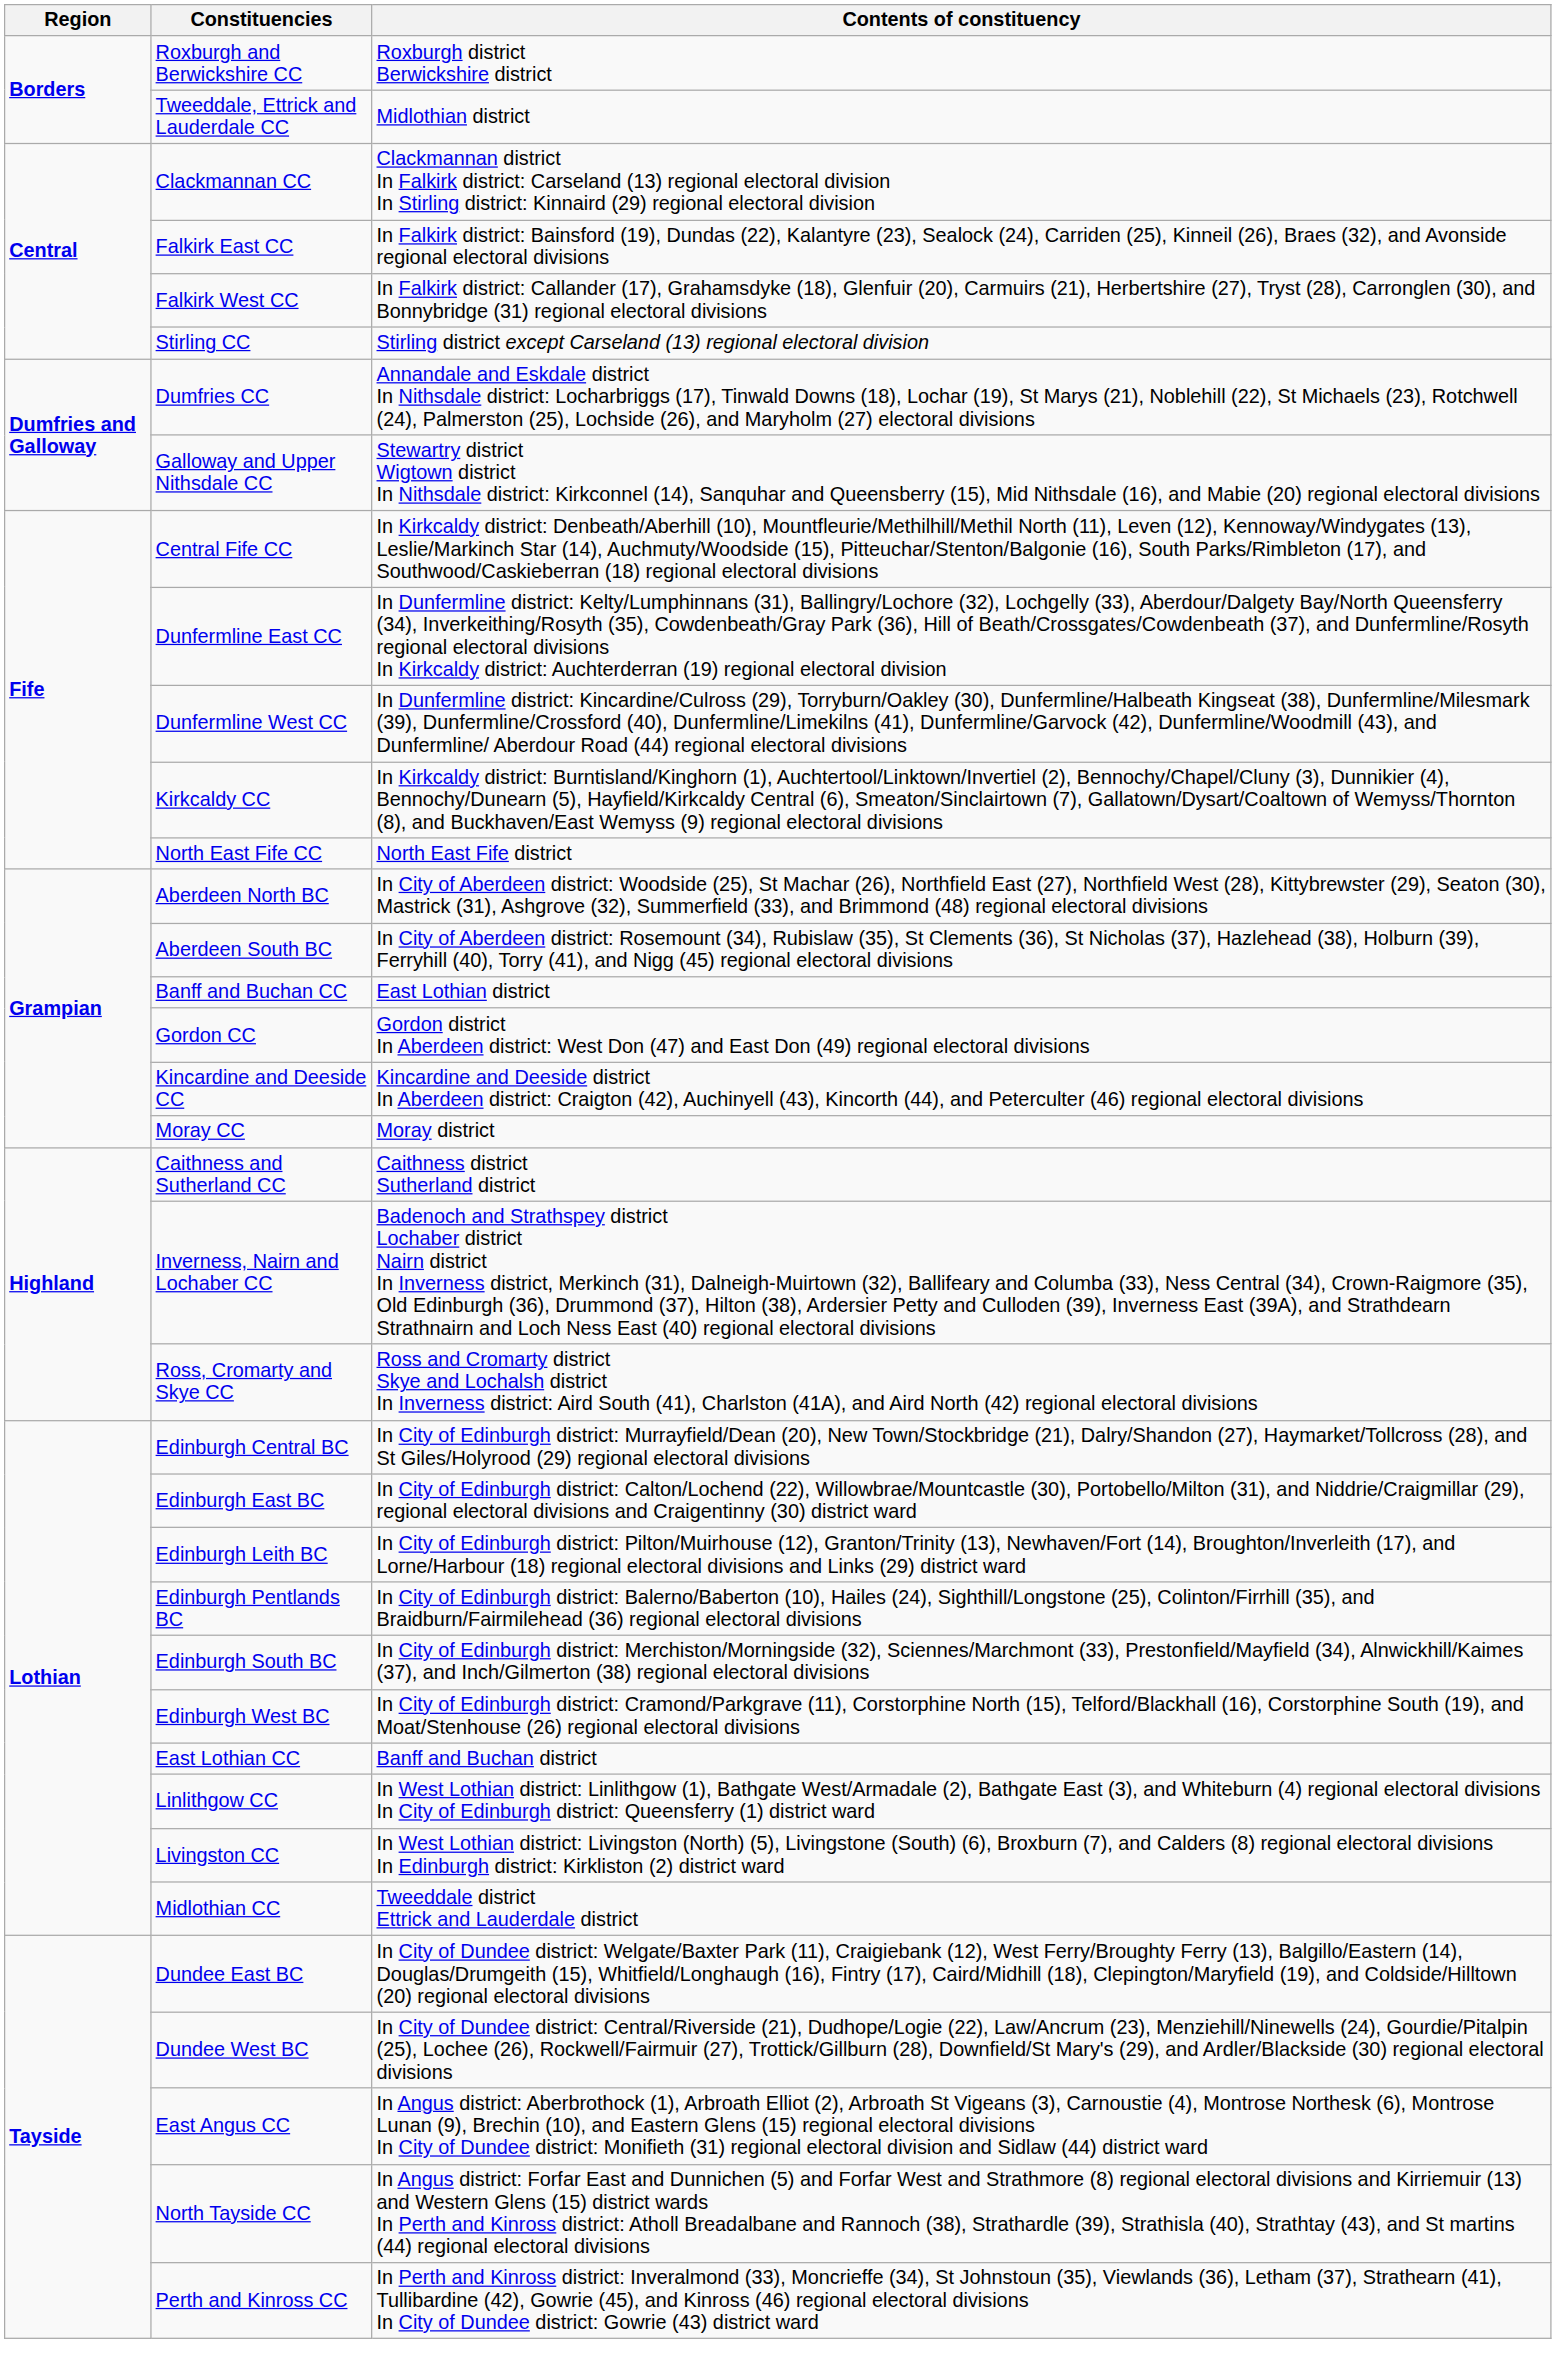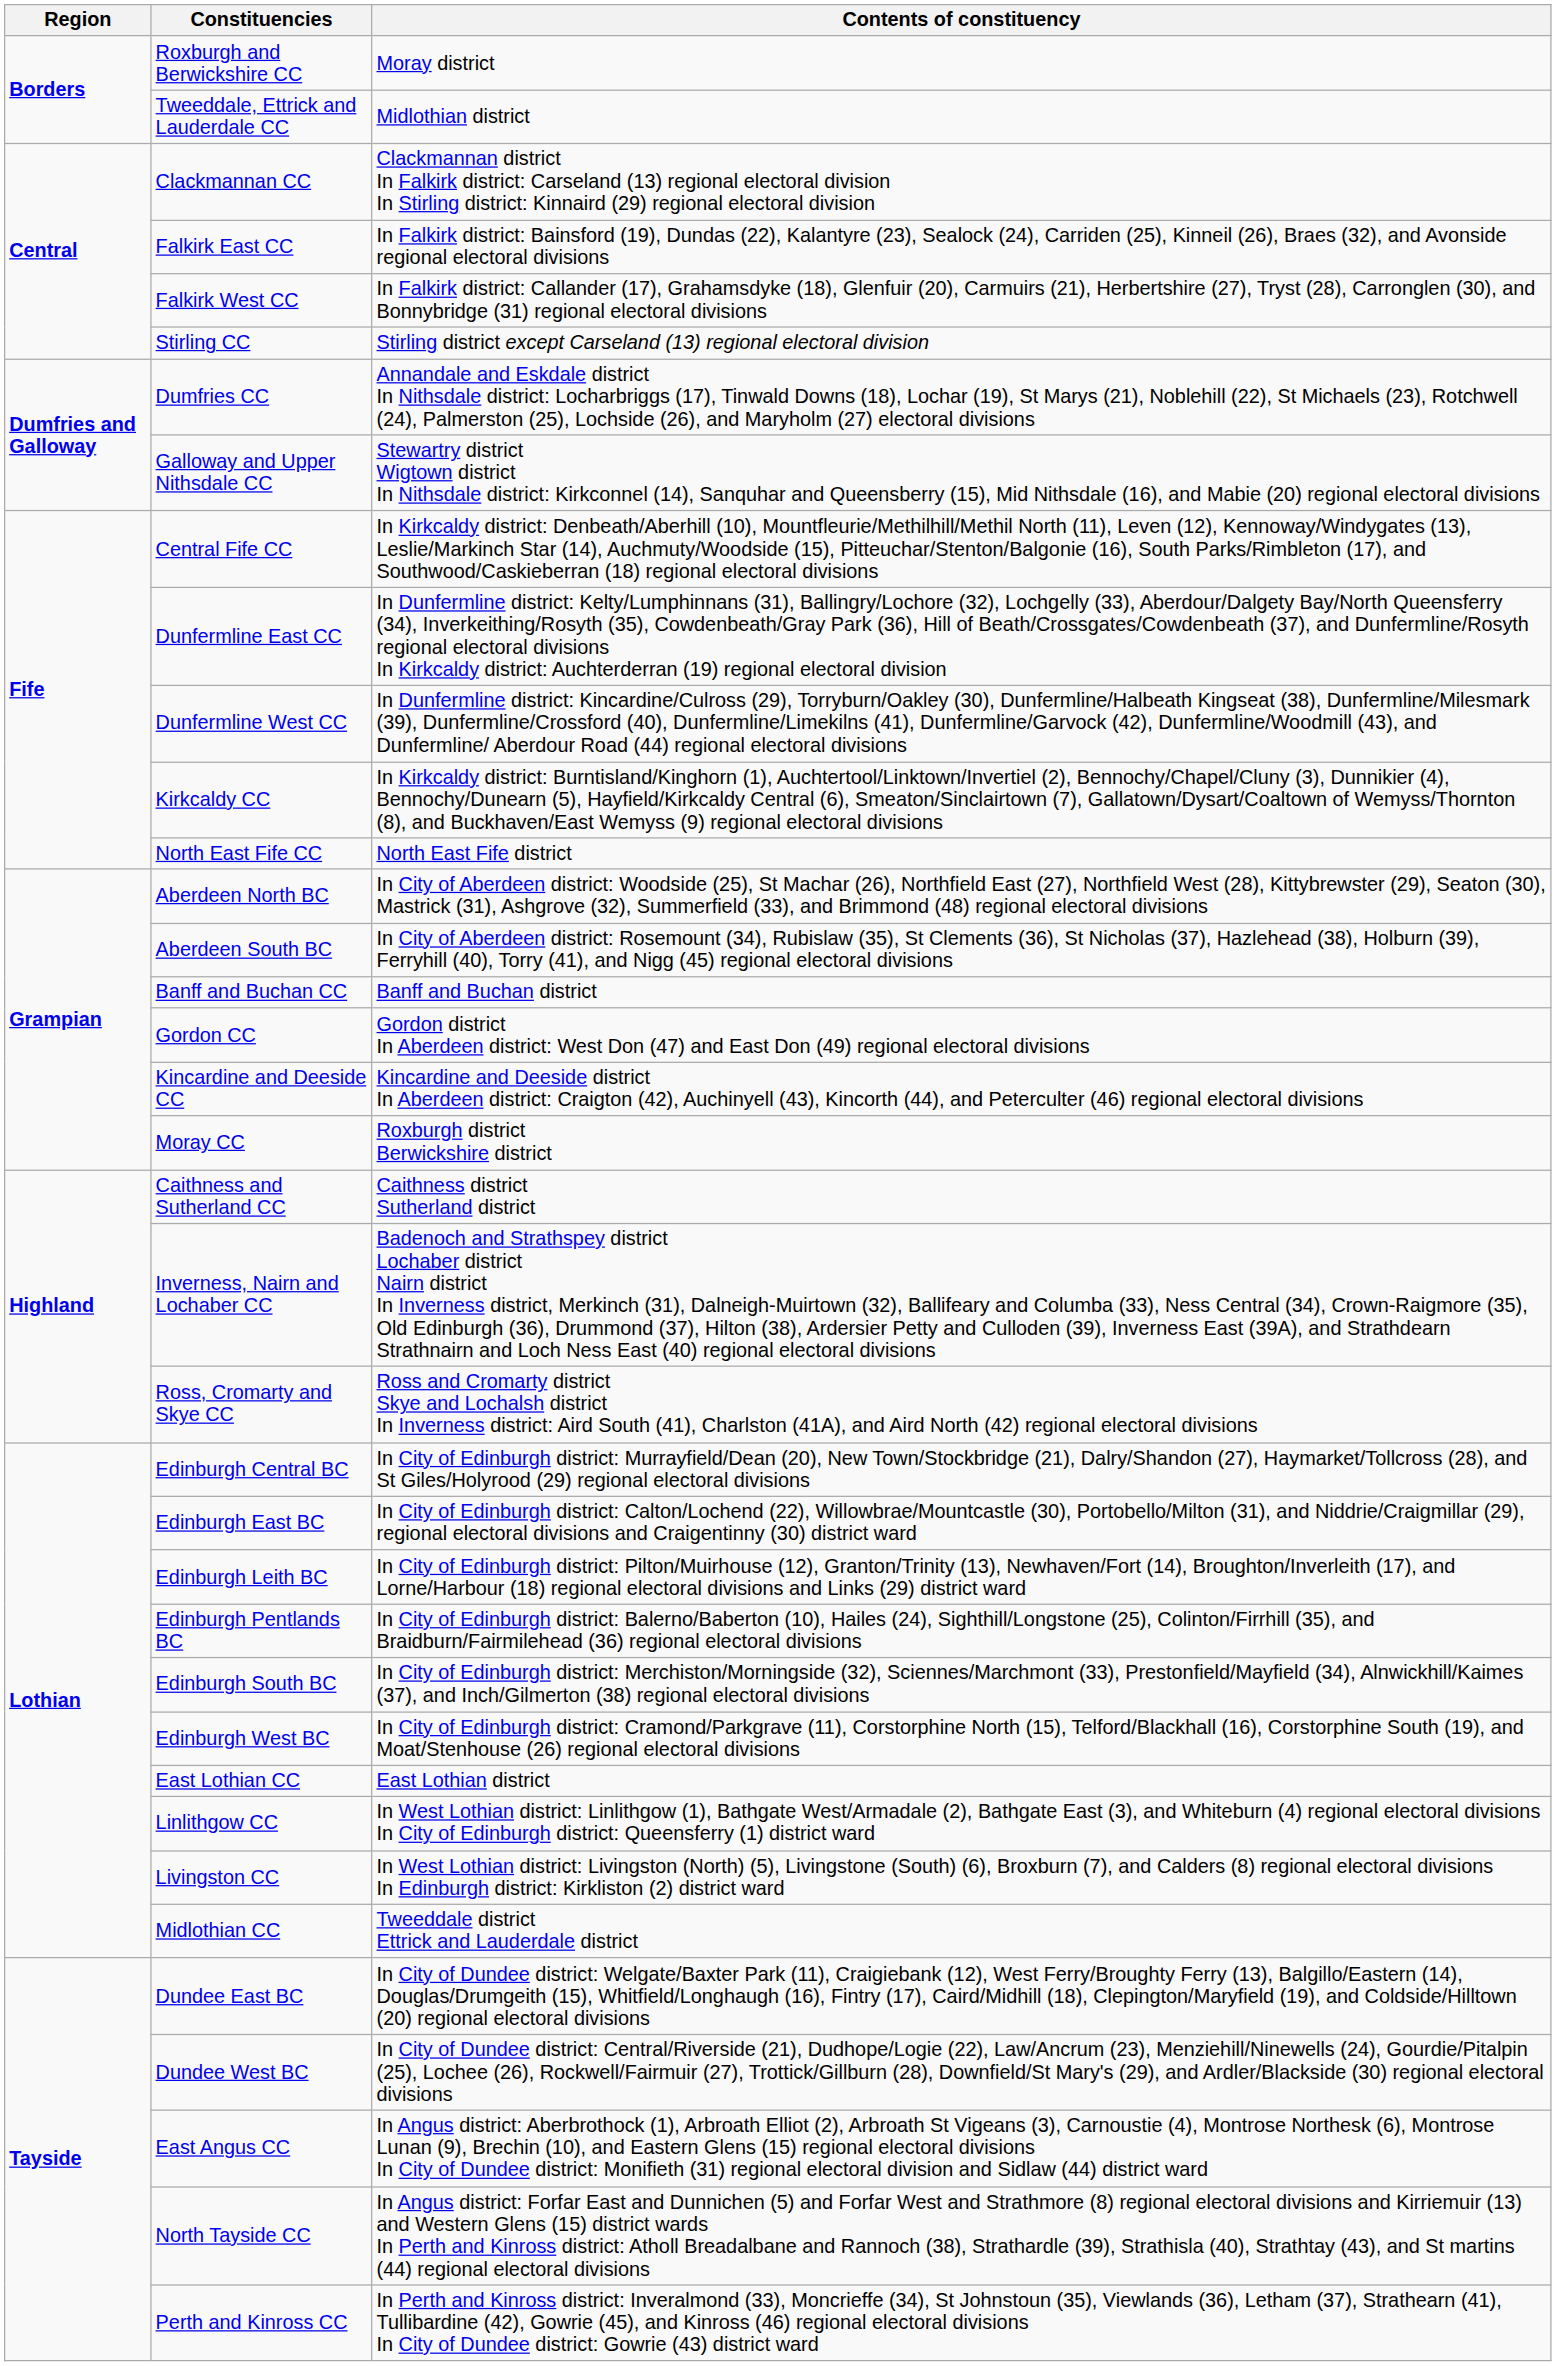(464, 62) Roxburgh district Berwickshire district -> (436, 62) Moray district
(463, 992) East Lothian district -> (487, 992) Banff and Buchan district
(436, 1131) Moray district -> (464, 1142) Roxburgh district Berwickshire district
(487, 1758) Banff and Buchan district -> (463, 1780) East Lothian district
